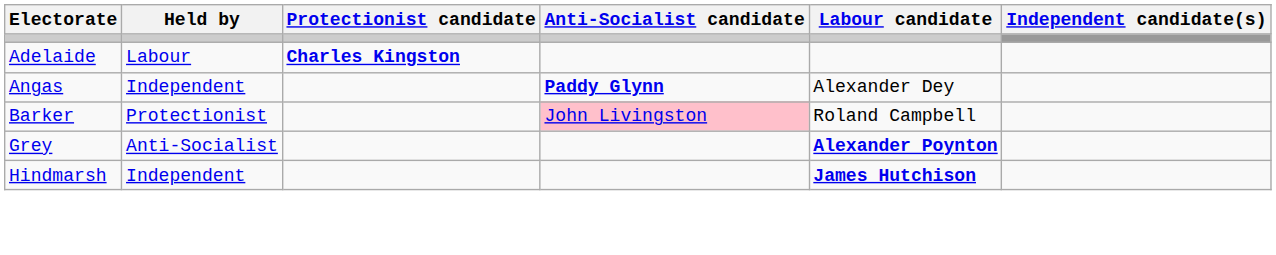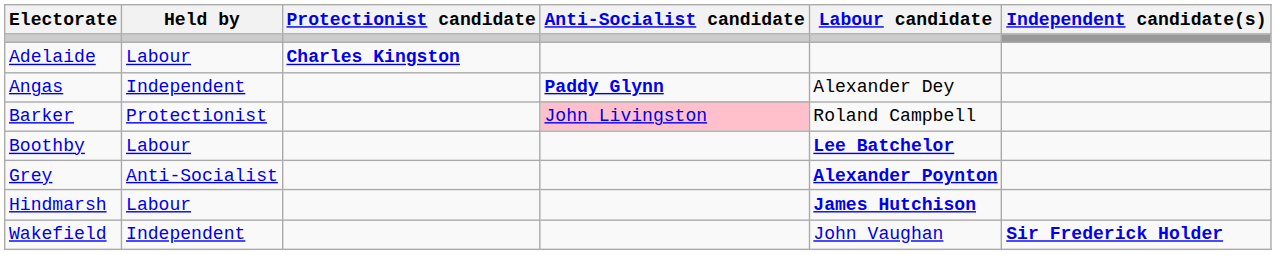+ row: (47, 146)
(186, 175) Independent -> (159, 205) Labour
+ row: (58, 234)
